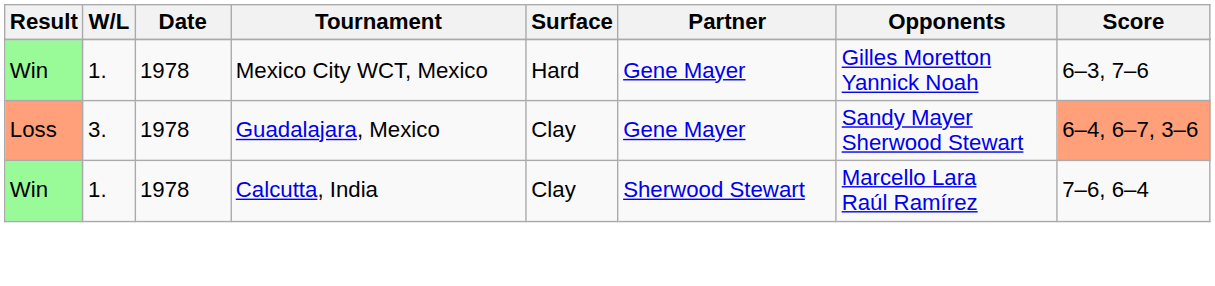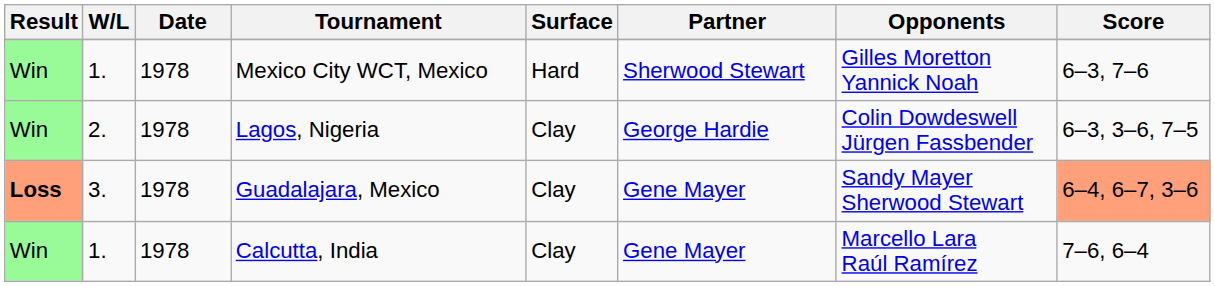(684, 69) Gene Mayer -> (714, 69) Sherwood Stewart
+ row: (307, 130)
(33, 130) normal -> (36, 190) bold
(714, 190) Sherwood Stewart -> (684, 250) Gene Mayer
